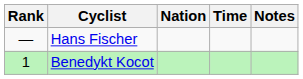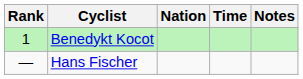rows swapped: (102, 62) <-> (94, 39)
